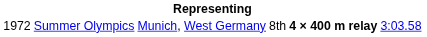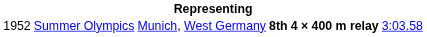(17, 26) 1972 -> (17, 26) 1952
(278, 26) normal -> (278, 26) bold
